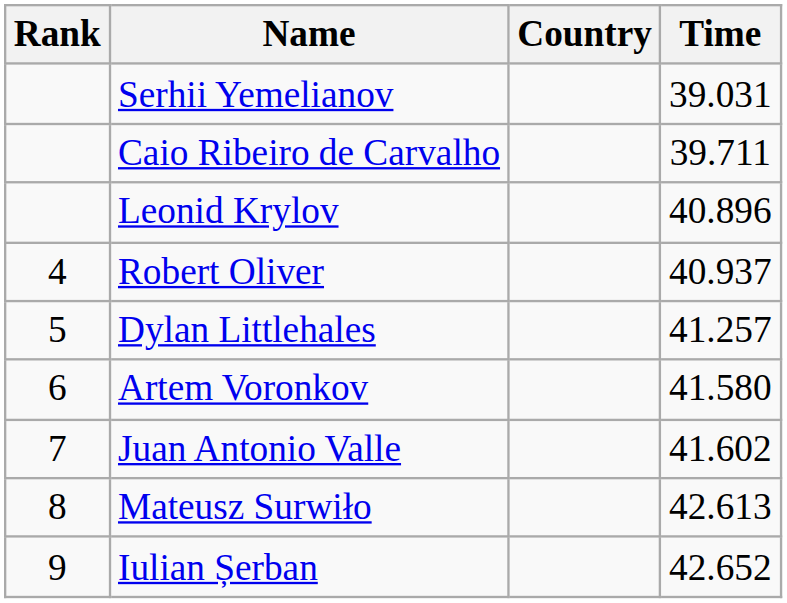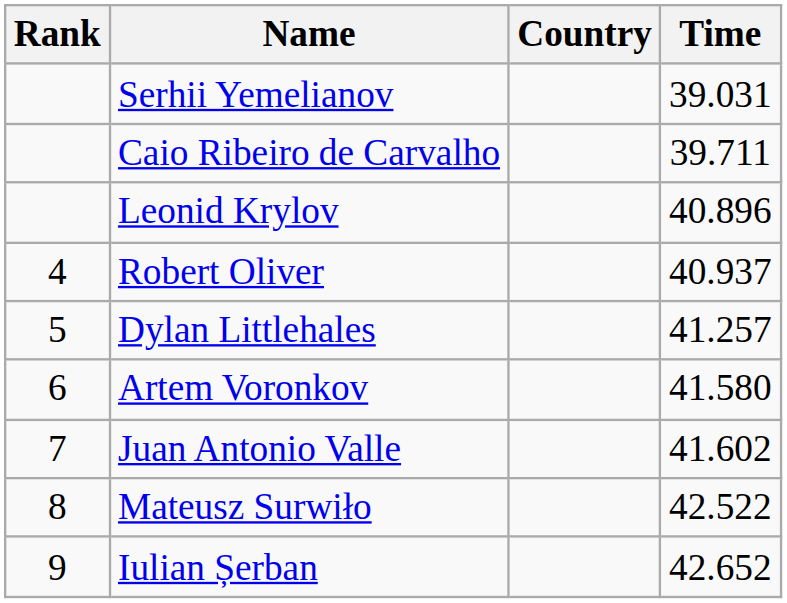(720, 507) 42.613 -> (720, 507) 42.522
